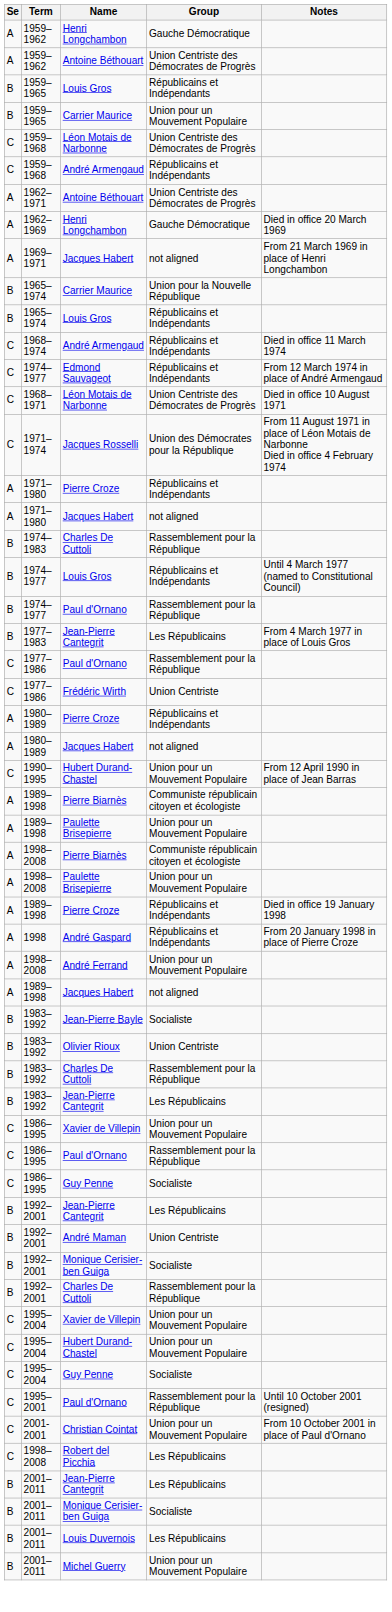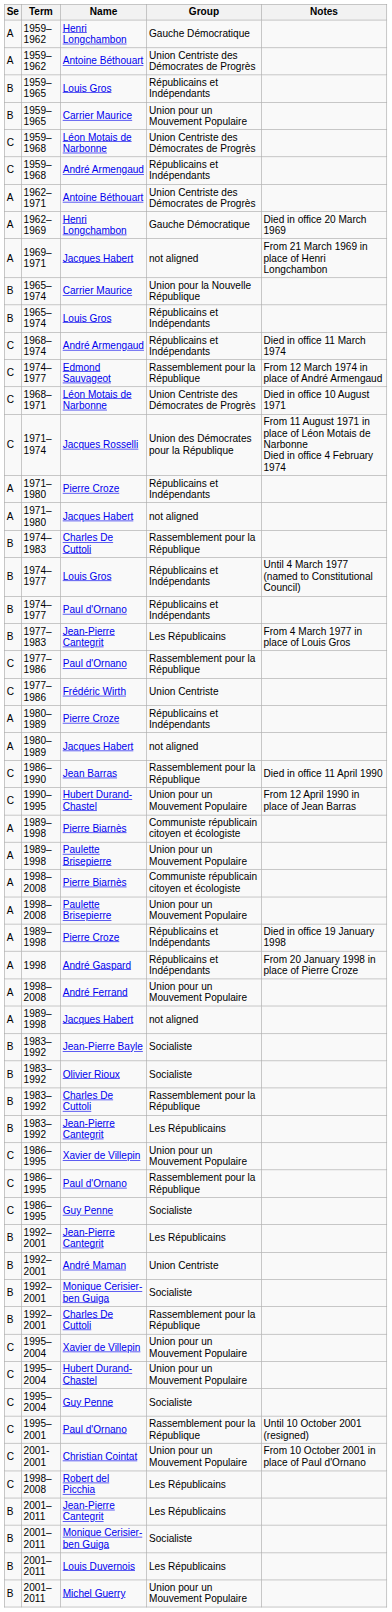(183, 373) Républicains et Indépendants -> (202, 373) Rassemblement pour la République
(202, 610) Rassemblement pour la République -> (183, 610) Républicains et Indépendants
+ row: (38, 774)
(184, 1047) Union Centriste -> (171, 1074) Socialiste
